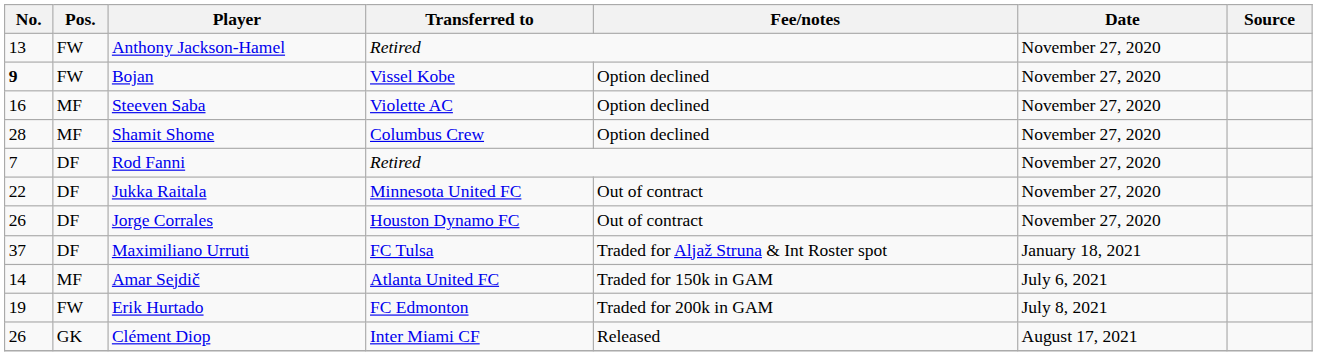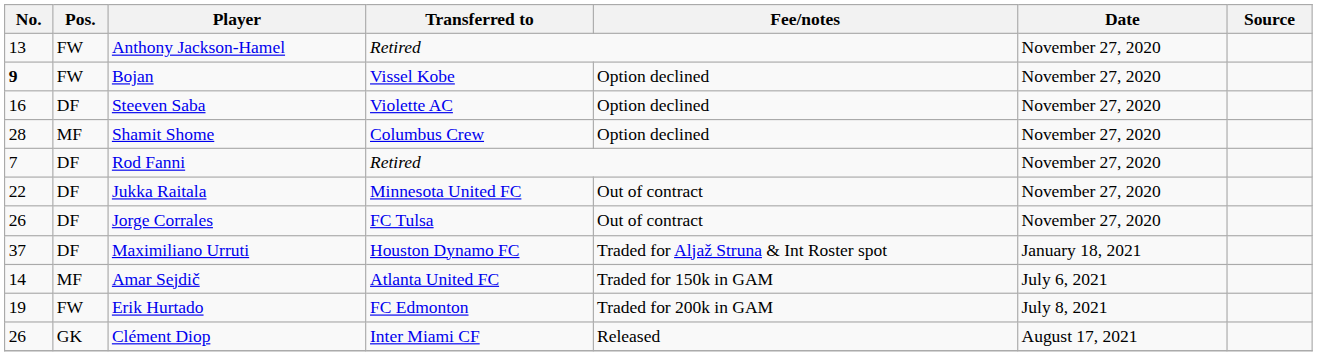(69, 105) MF -> (68, 105) DF
(445, 220) Houston Dynamo FC -> (402, 220) FC Tulsa
(402, 249) FC Tulsa -> (445, 249) Houston Dynamo FC
